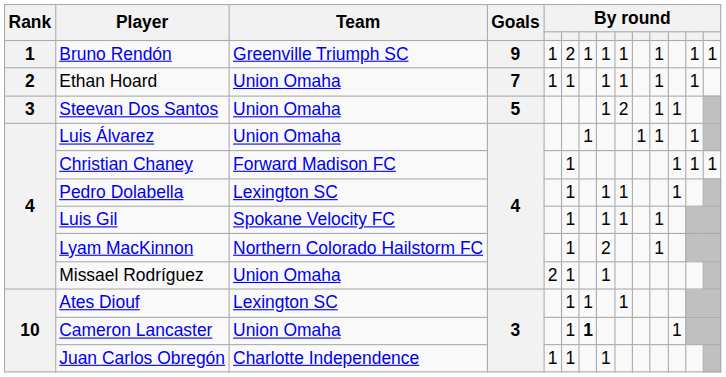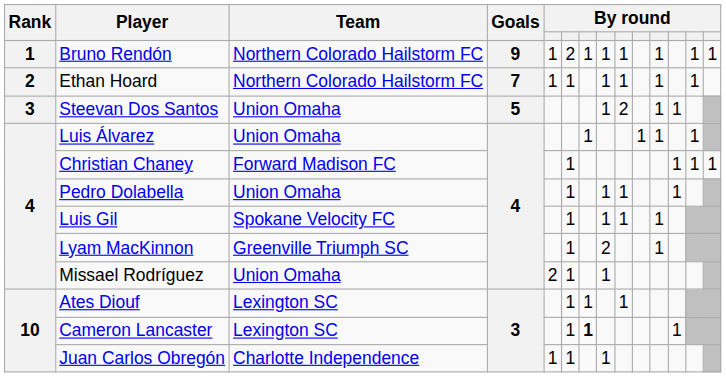(321, 54) Greenville Triumph SC -> (358, 54) Northern Colorado Hailstorm FC
(287, 81) Union Omaha -> (358, 81) Northern Colorado Hailstorm FC
(285, 192) Lexington SC -> (287, 192) Union Omaha
(358, 247) Northern Colorado Hailstorm FC -> (321, 247) Greenville Triumph SC
(287, 330) Union Omaha -> (285, 330) Lexington SC
